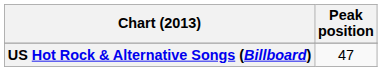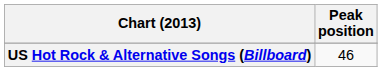(346, 54) 47 -> (346, 54) 46
